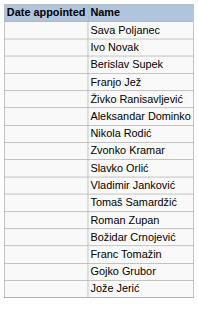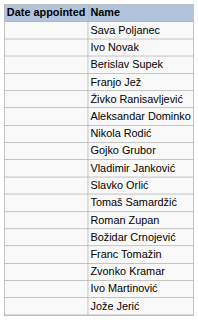rows swapped: (123, 271) <-> (128, 151)
rows swapped: (119, 168) <-> (133, 185)
+ row: (124, 289)
